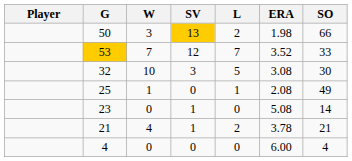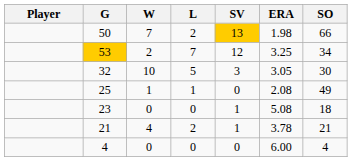columns swapped: (237, 14) <-> (193, 14)
(149, 33) 3 -> (149, 33) 7
(149, 52) 7 -> (149, 52) 2
(281, 52) 3.52 -> (281, 52) 3.25
(325, 52) 33 -> (325, 52) 34
(281, 71) 3.08 -> (281, 71) 3.05
(325, 109) 14 -> (325, 109) 18
